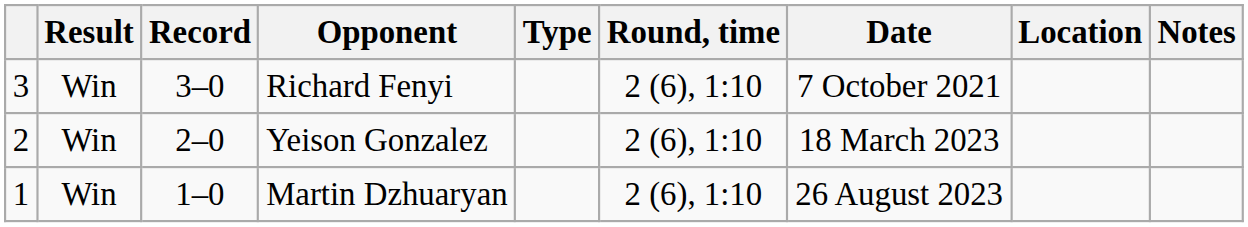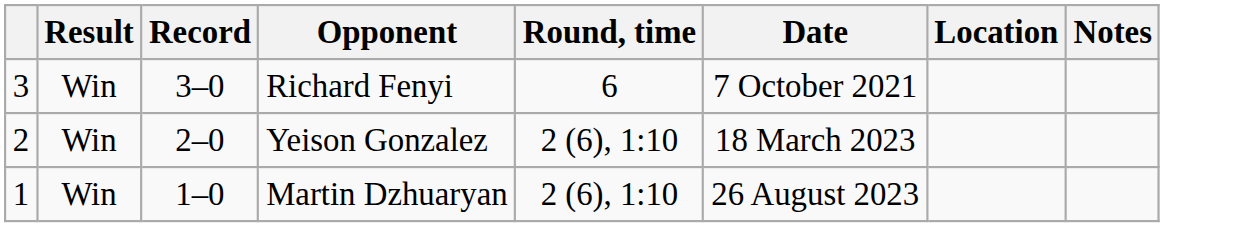- column: (557, 31)
(693, 85) 2 (6), 1:10 -> (609, 85) 6
